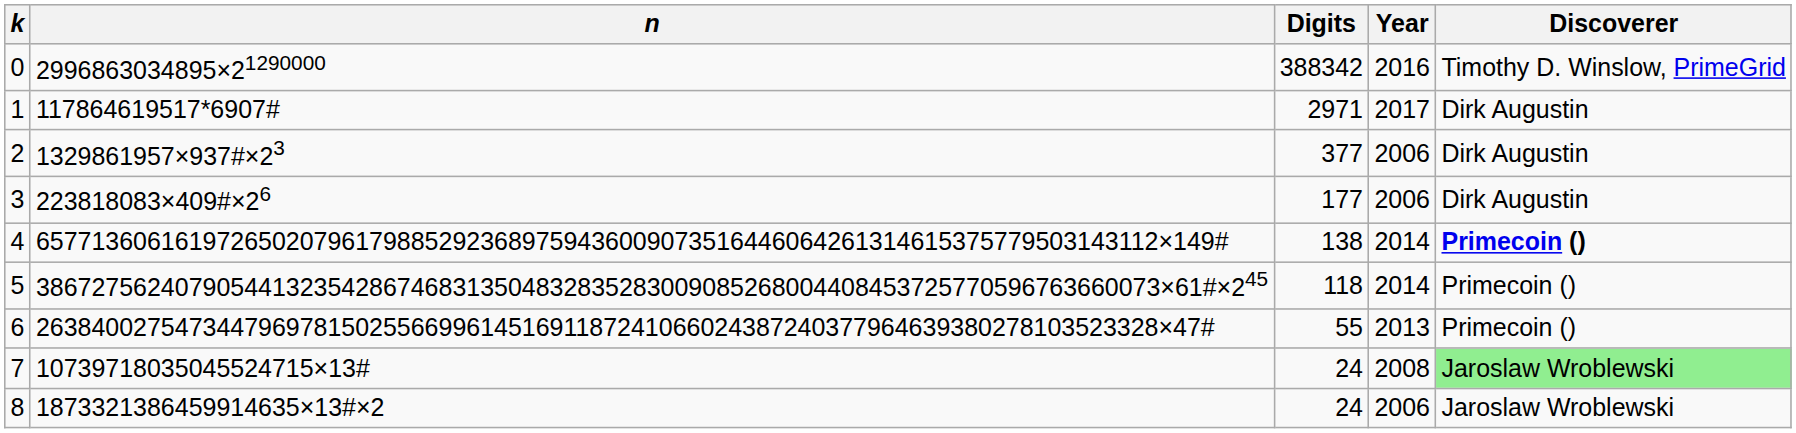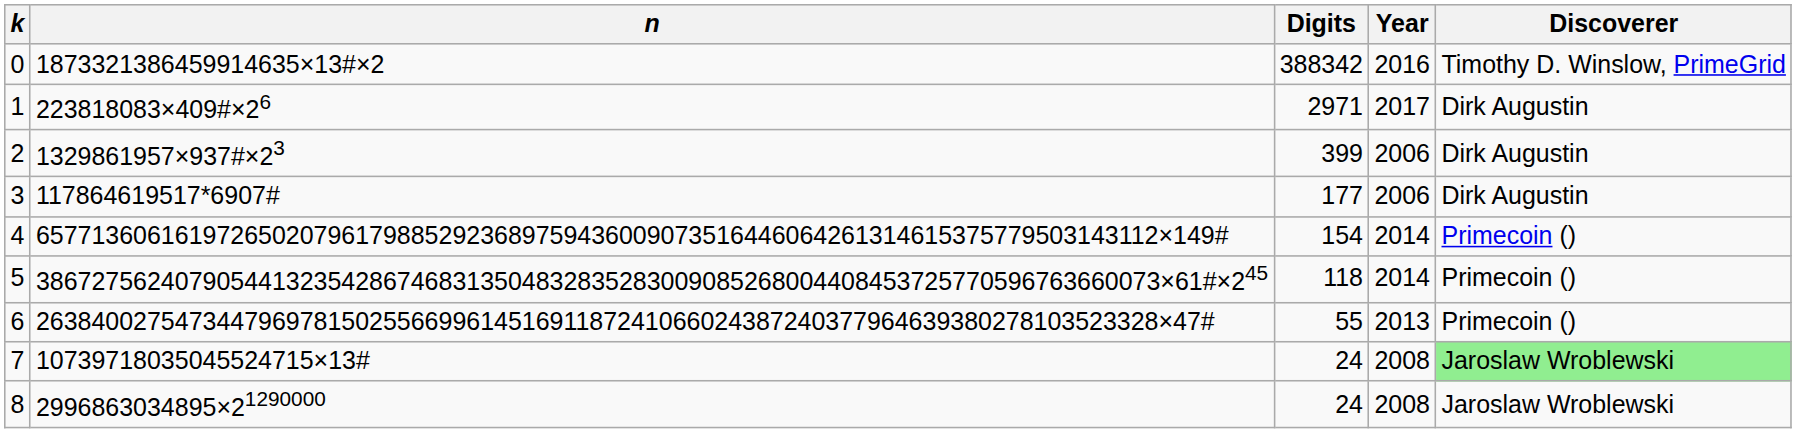(181, 67) 2996863034895×21290000 -> (210, 63) 1873321386459914635×13#×2
(158, 110) 117864619517*6907# -> (153, 106) 223818083×409#×26
(1342, 153) 377 -> (1342, 153) 399
(153, 199) 223818083×409#×26 -> (158, 196) 117864619517*6907#
(1342, 242) 138 -> (1342, 235) 154
(1514, 242) bold -> (1509, 235) normal
(210, 407) 1873321386459914635×13#×2 -> (181, 404) 2996863034895×21290000
(1402, 407) 2006 -> (1402, 404) 2008
